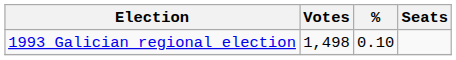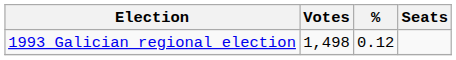(376, 42) 0.10 -> (376, 42) 0.12
